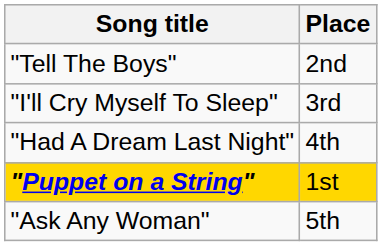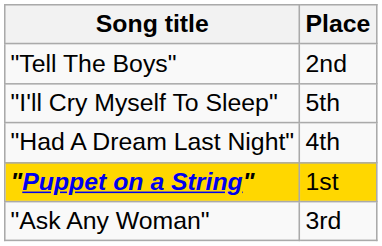(323, 102) 3rd -> (323, 102) 5th
(323, 220) 5th -> (323, 220) 3rd
